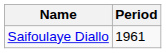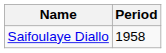(130, 36) 1961 -> (130, 36) 1958
